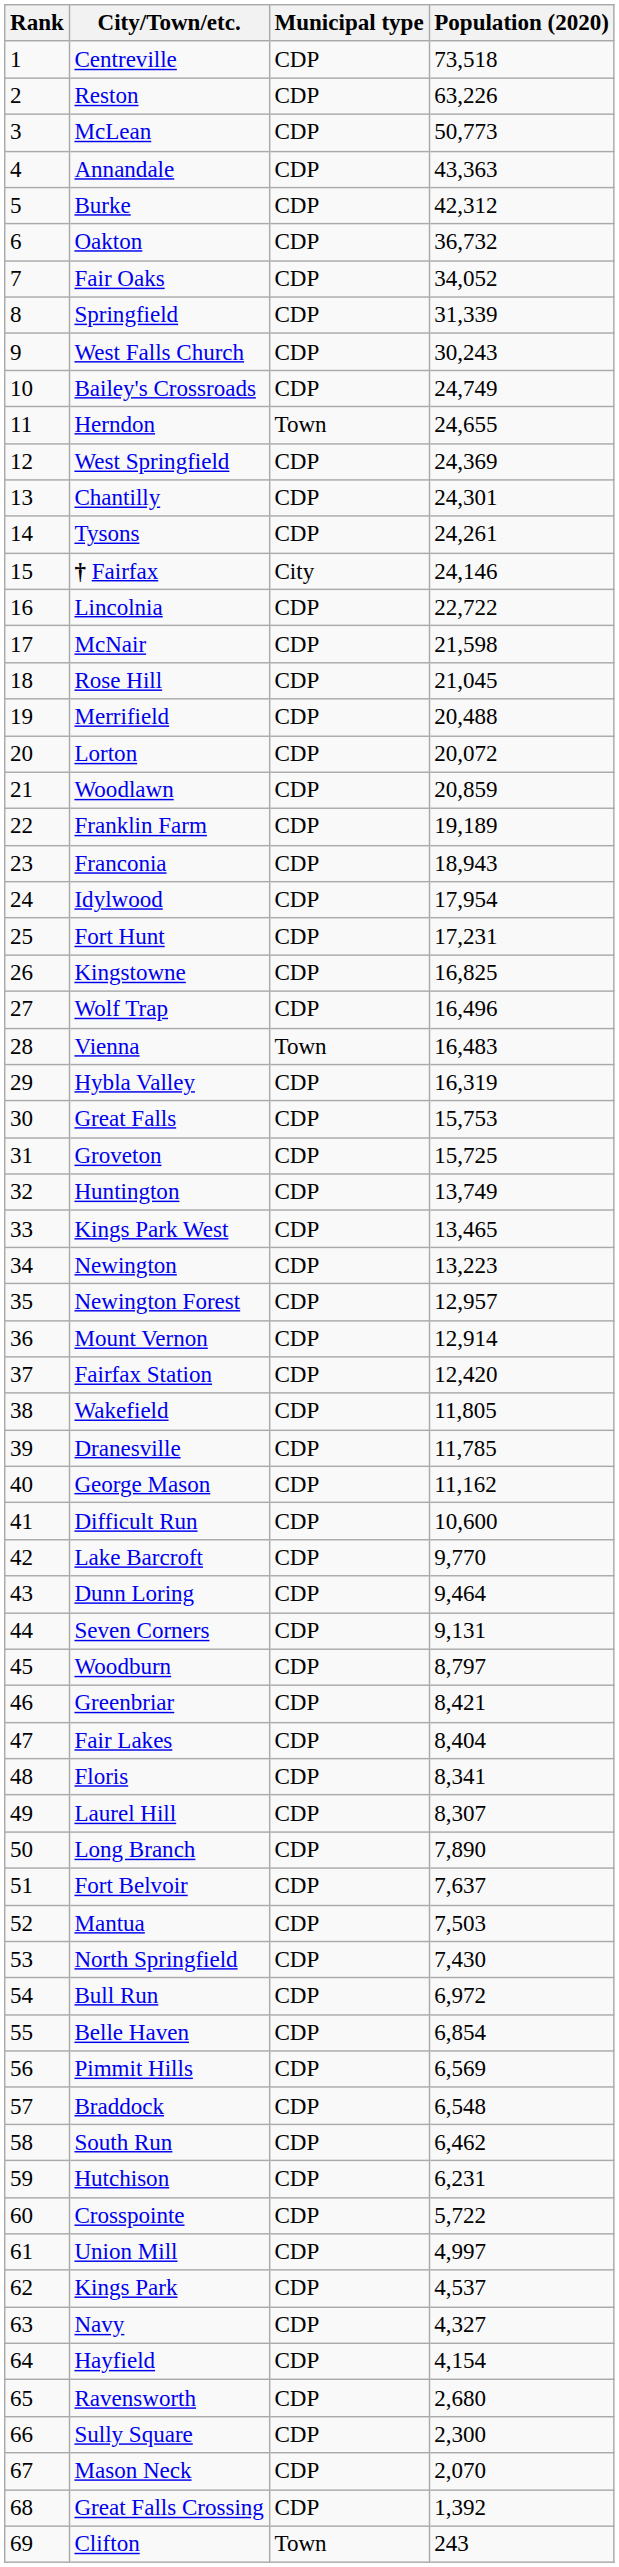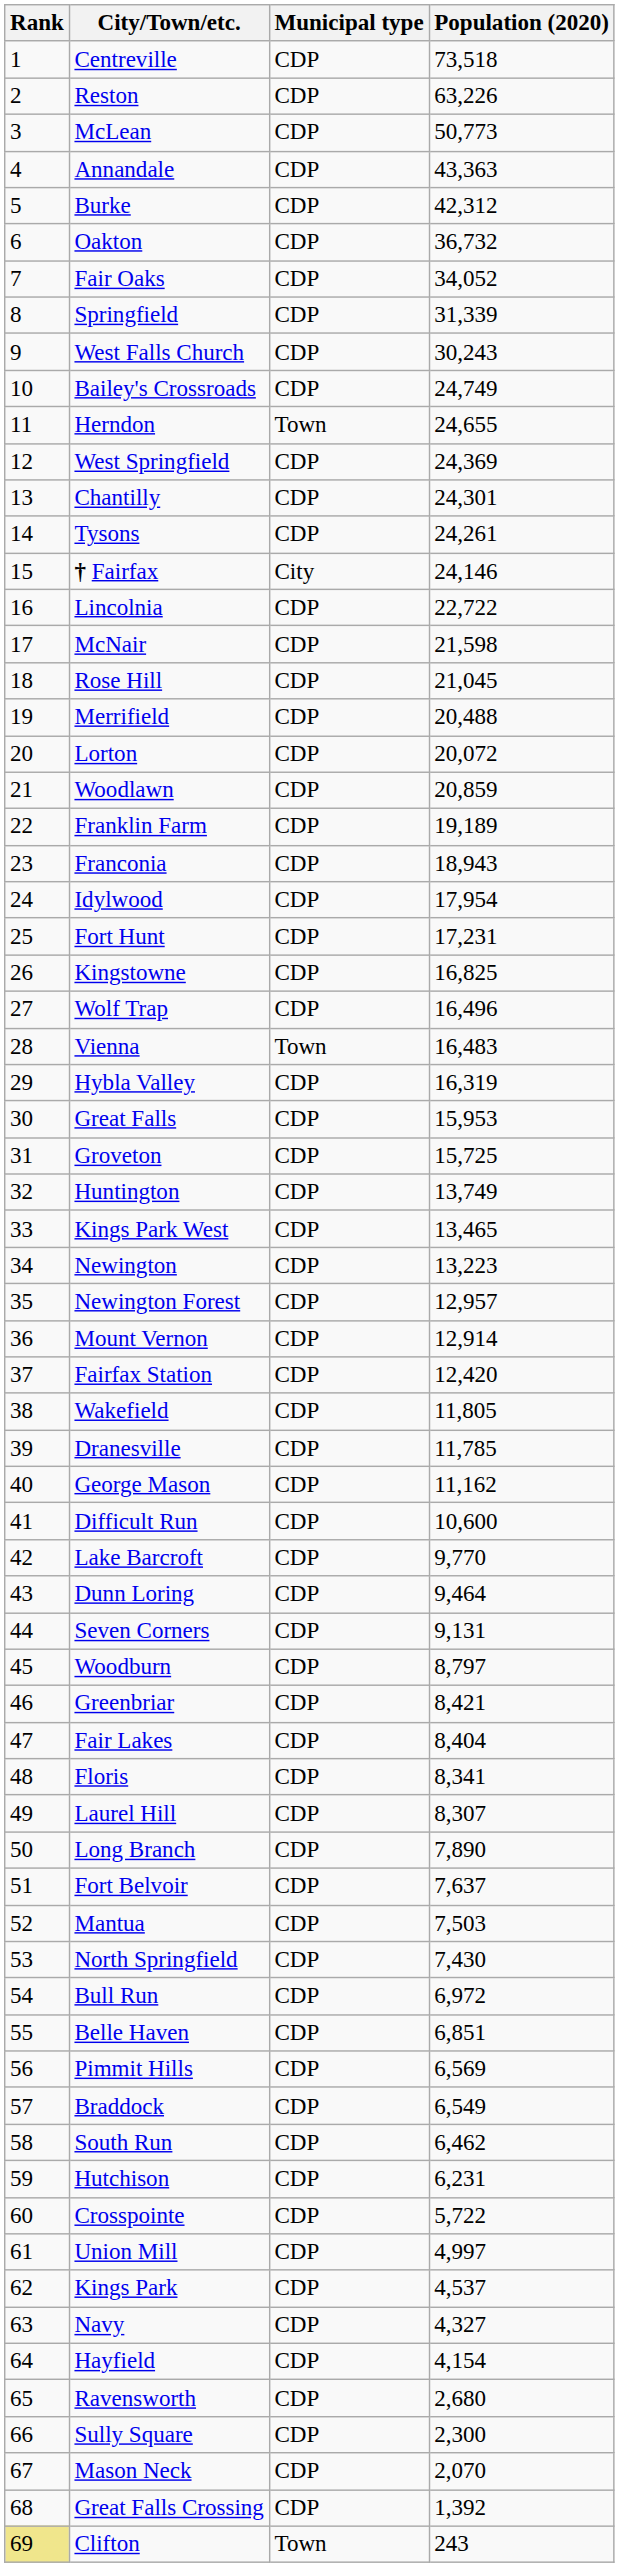(466, 1118) 15,753 -> (466, 1118) 15,953
(460, 2032) 6,854 -> (460, 2032) 6,851
(460, 2105) 6,548 -> (460, 2105) 6,549
(22, 2544) no background -> (22, 2544) khaki background
